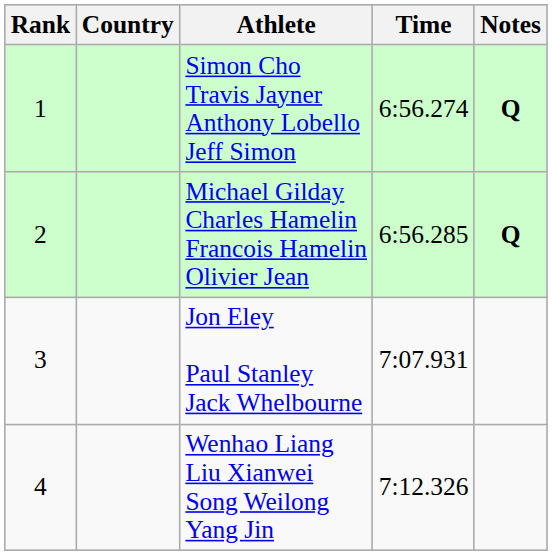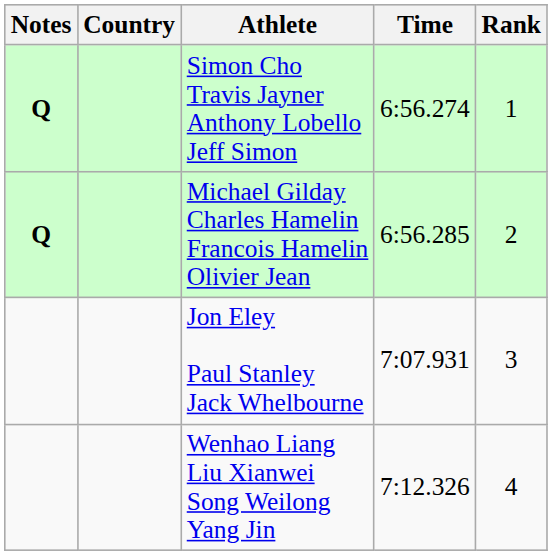columns swapped: (40, 24) <-> (511, 24)
